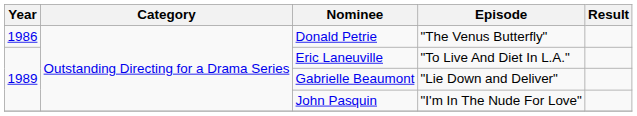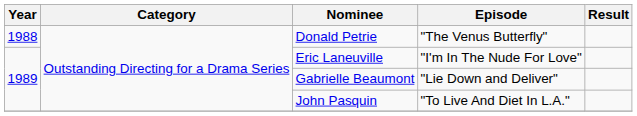(22, 36) 1986 -> (22, 36) 1988
(495, 57) "To Live And Diet In L.A." -> (501, 57) "I'm In The Nude For Love"
(501, 100) "I'm In The Nude For Love" -> (495, 100) "To Live And Diet In L.A."
